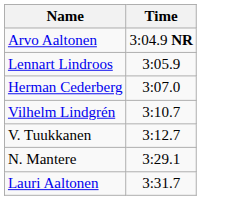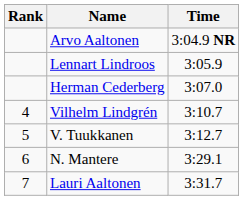+ column: (25, 16)
